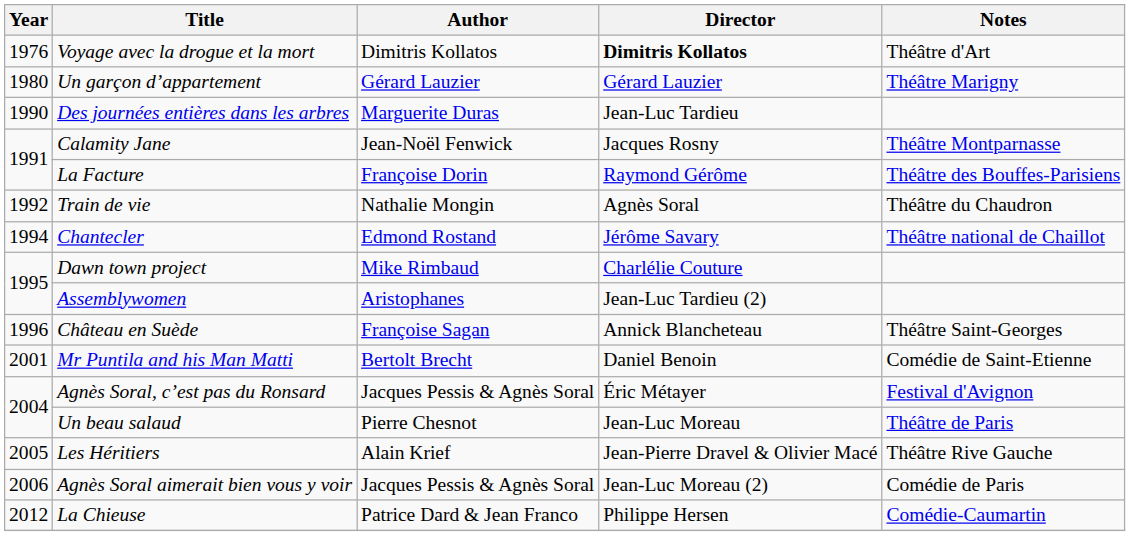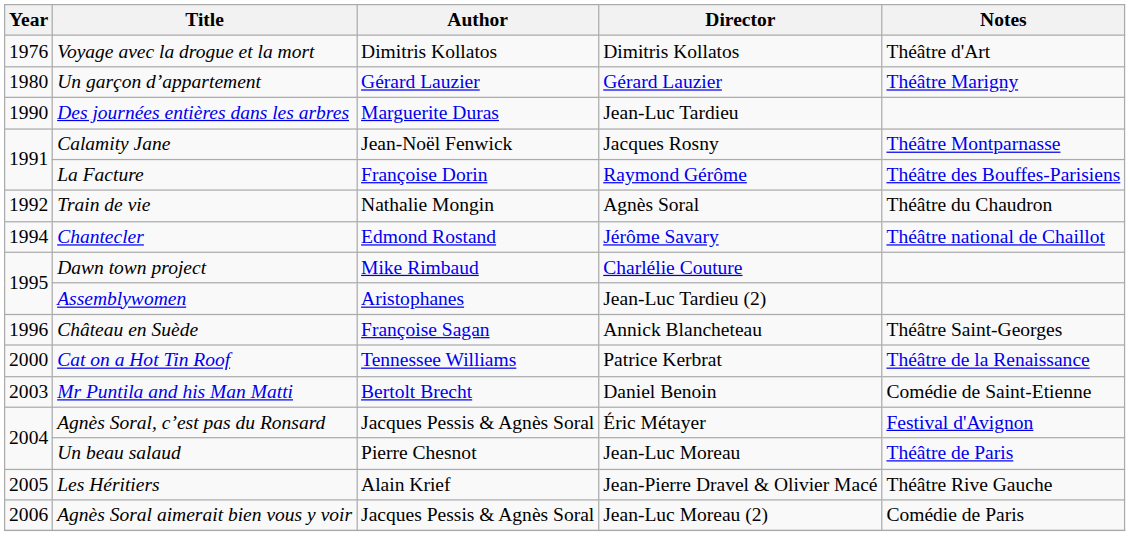(675, 50) bold -> (671, 50) normal
+ row: (144, 360)
(29, 360) 2001 -> (29, 391) 2003
- row: (101, 515)
